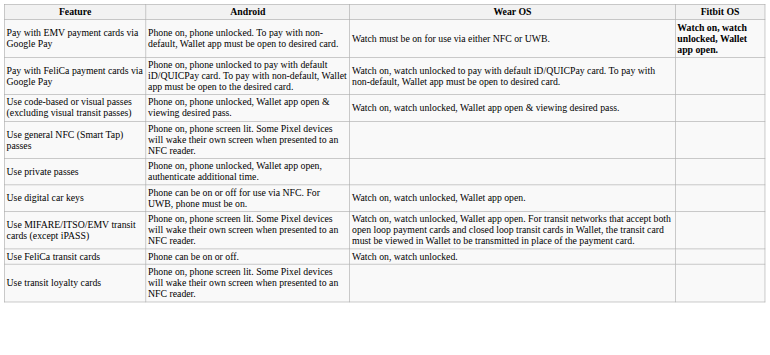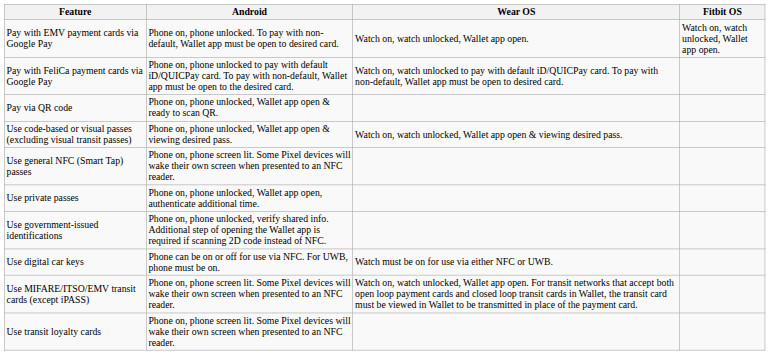(451, 38) Watch must be on for use via either NFC or UWB. -> (442, 38) Watch on, watch unlocked, Wallet app open.
(712, 38) bold -> (715, 38) normal
+ row: (39, 108)
+ row: (52, 230)
(439, 198) Watch on, watch unlocked, Wallet app open. -> (454, 262) Watch must be on for use via either NFC or UWB.
- row: (53, 256)
